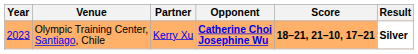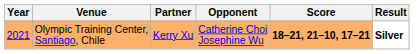(18, 35) 2023 -> (18, 35) 2021
(235, 35) bold -> (233, 35) normal
